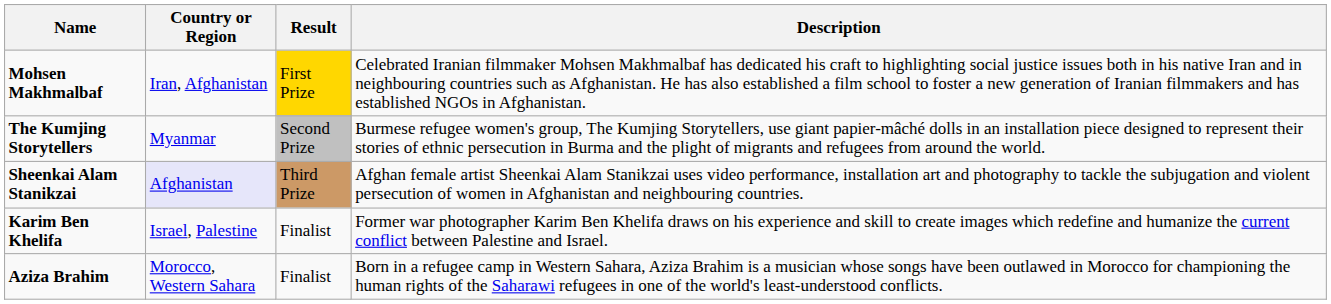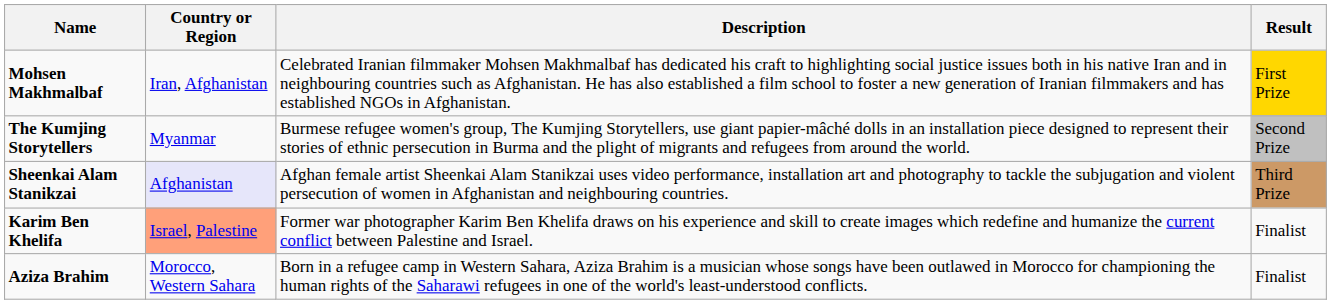columns swapped: (839, 27) <-> (314, 27)
(203, 230) no background -> (203, 230) lightsalmon background
